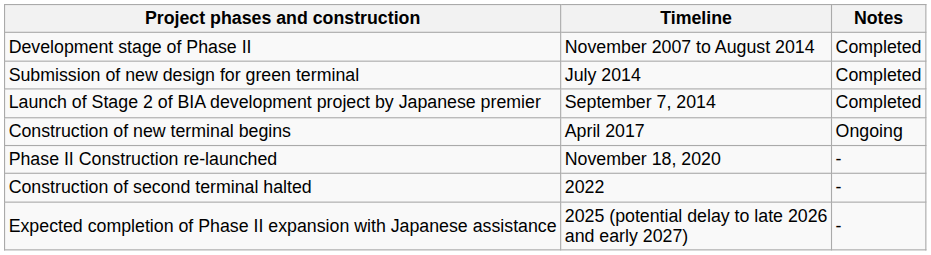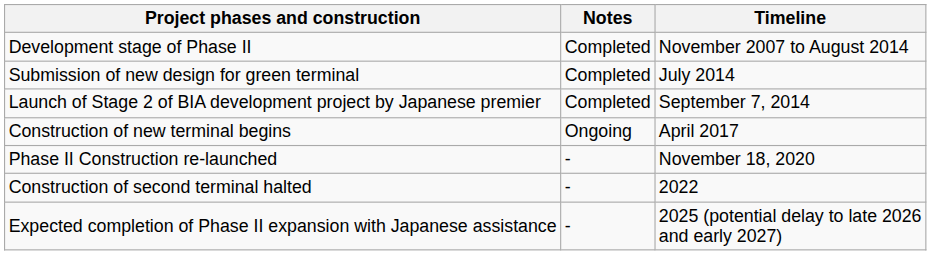columns swapped: (696, 18) <-> (879, 18)
